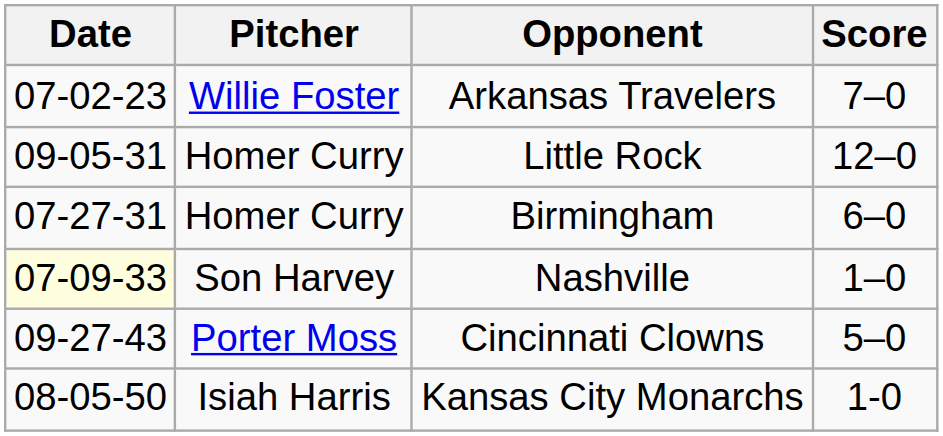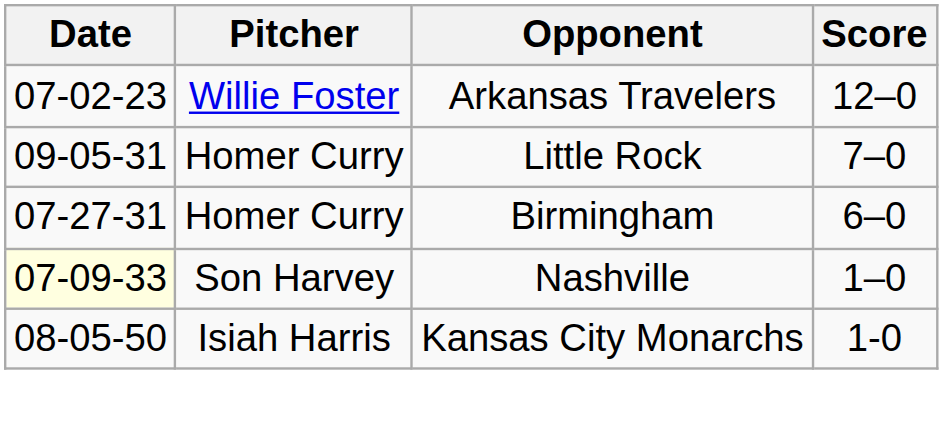(874, 95) 7–0 -> (874, 95) 12–0
(874, 156) 12–0 -> (874, 156) 7–0
- row: (612, 338)
